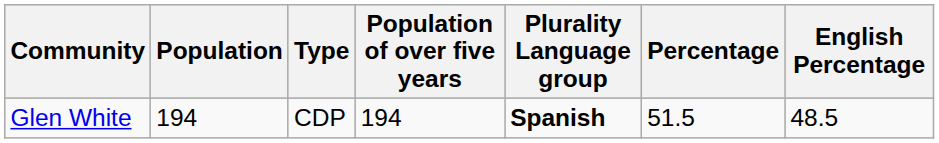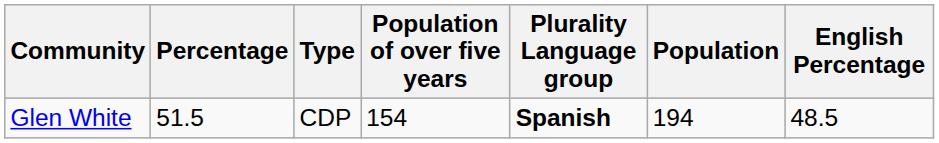columns swapped: (220, 51) <-> (713, 51)
(381, 117) 194 -> (387, 117) 154
